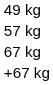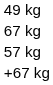rows swapped: (22, 31) <-> (22, 52)
